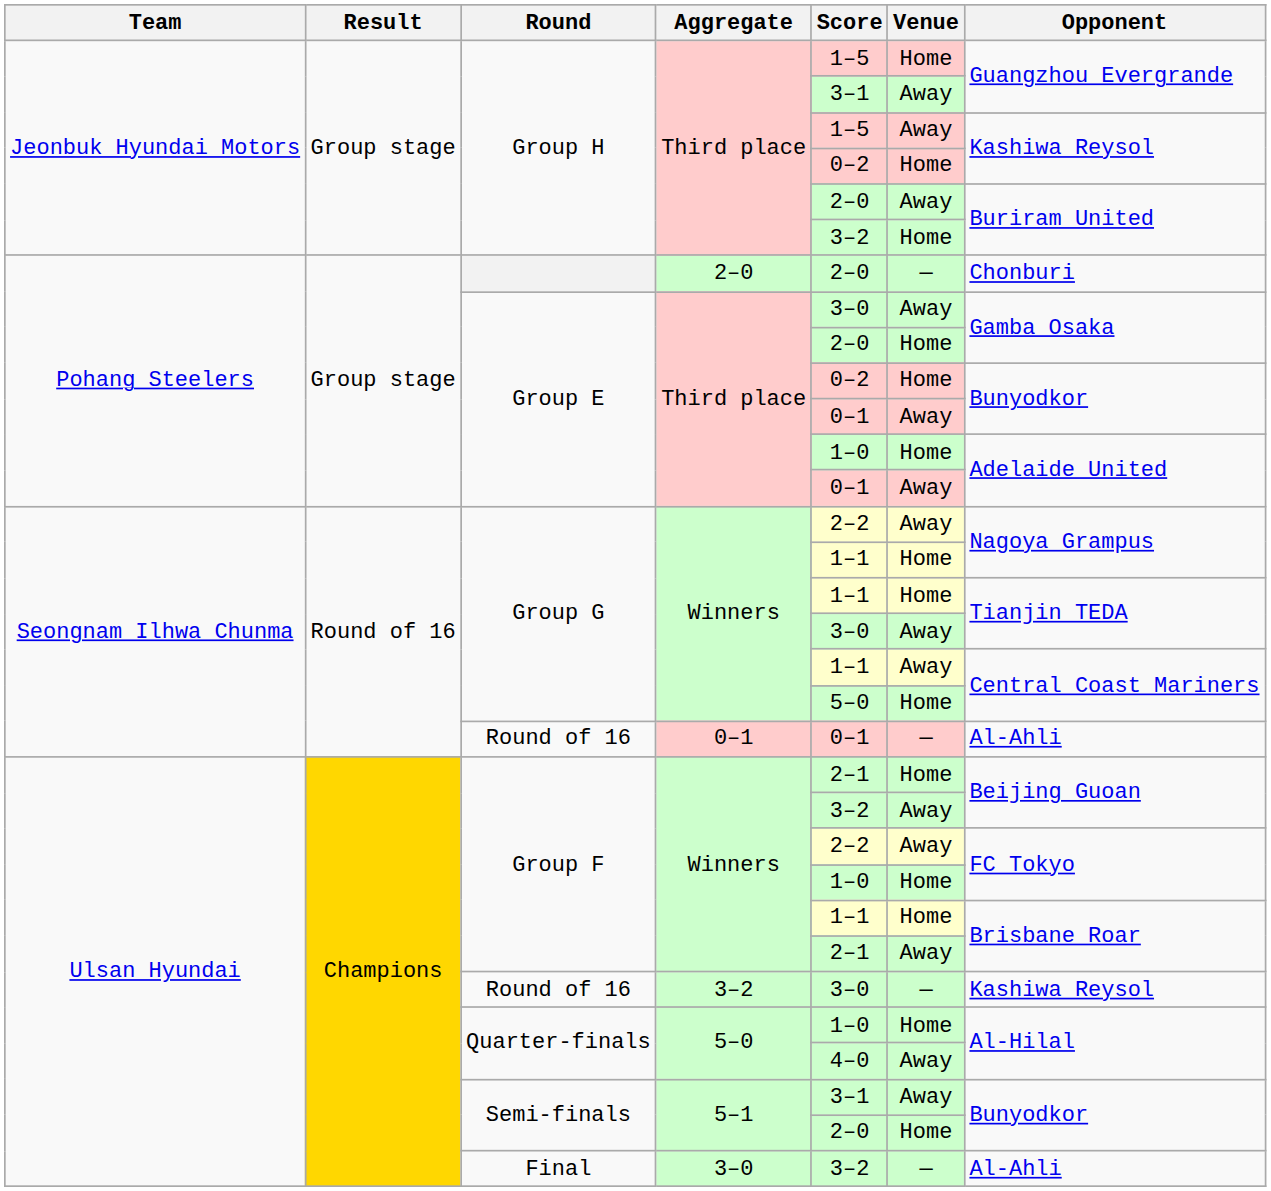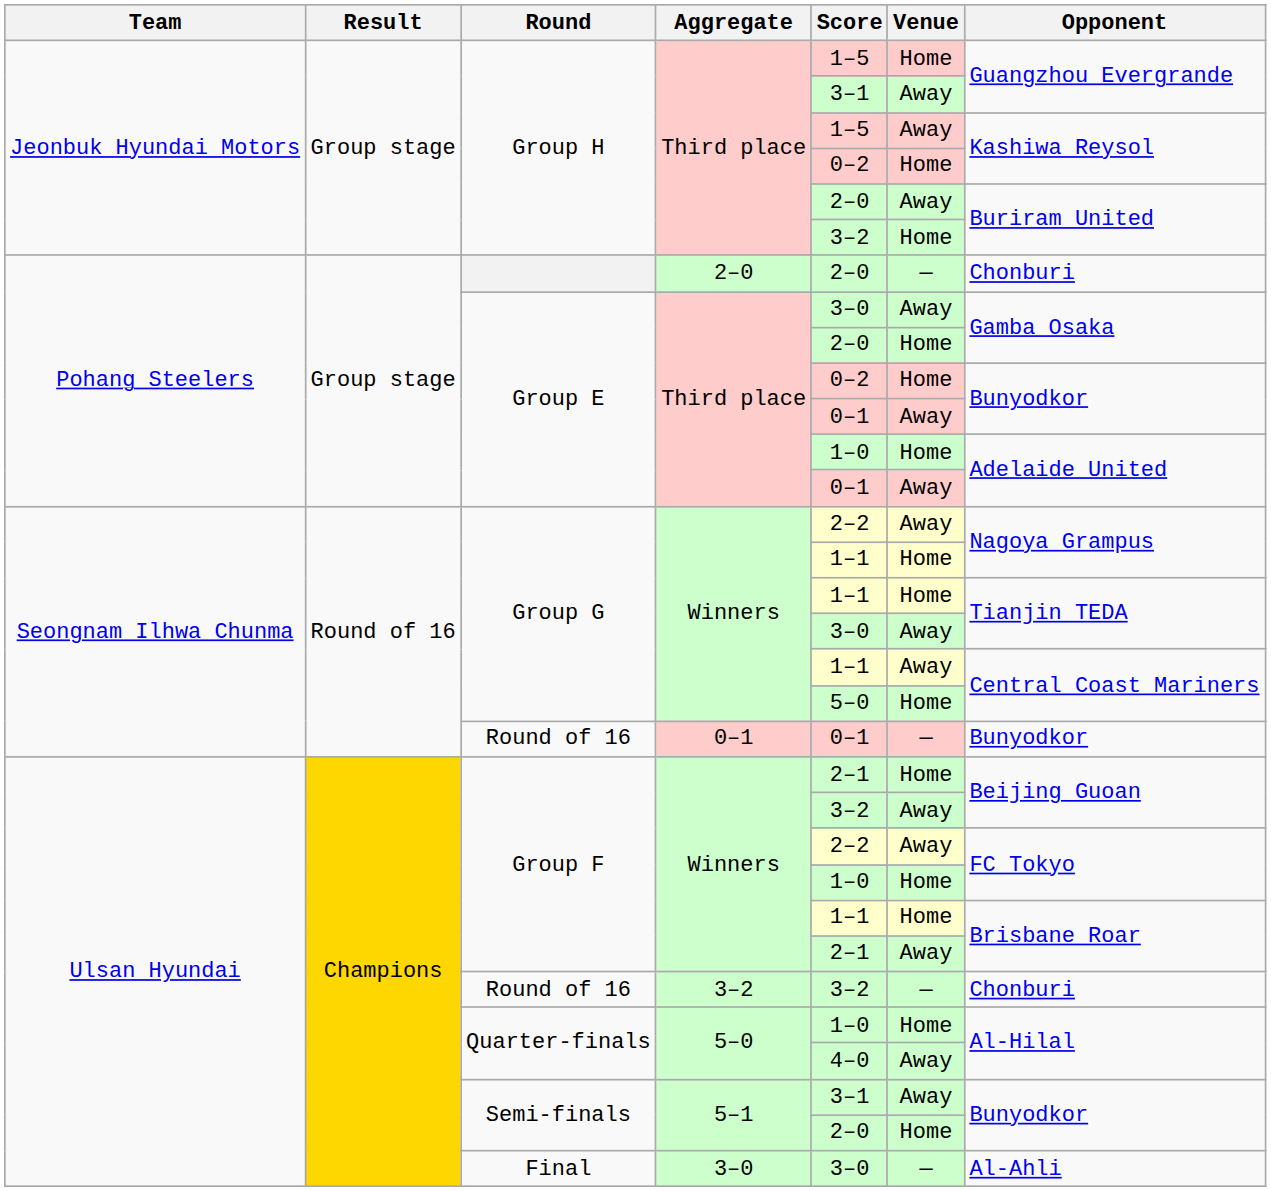(1016, 739) Al-Ahli -> (1029, 739) Bunyodkor
(850, 990) 3–0 -> (850, 990) 3–2
(1062, 990) Kashiwa Reysol -> (1022, 990) Chonburi
(850, 1169) 3–2 -> (850, 1169) 3–0
